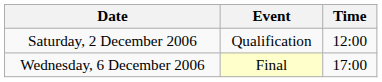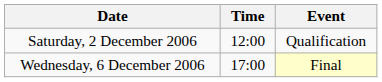columns swapped: (350, 16) <-> (271, 16)
